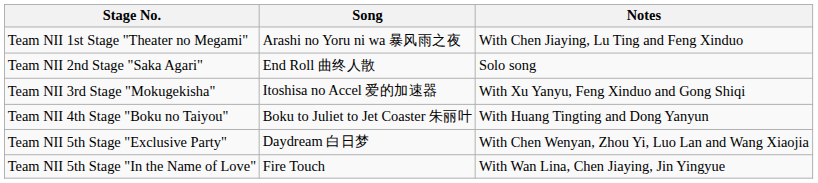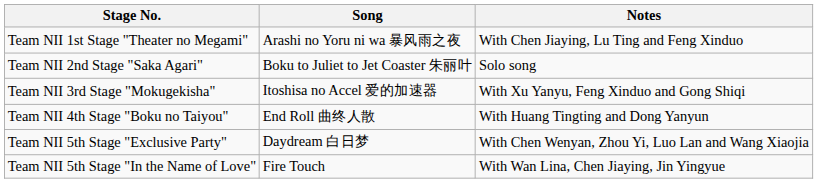(319, 65) End Roll 曲终人散 -> (367, 65) Boku to Juliet to Jet Coaster 朱丽叶
(367, 116) Boku to Juliet to Jet Coaster 朱丽叶 -> (319, 116) End Roll 曲终人散
